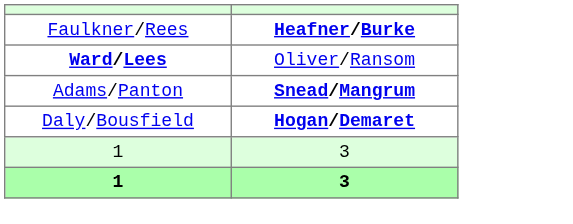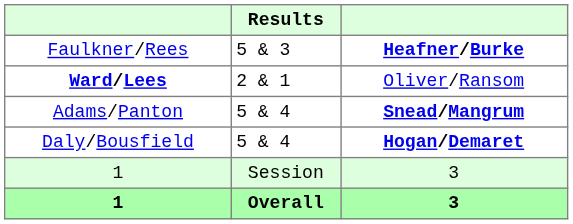+ column: (286, 20)
